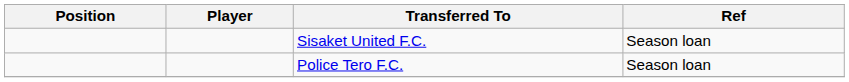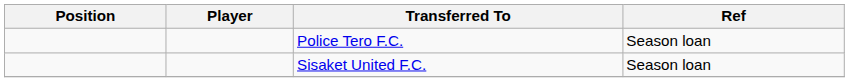rows swapped: (350, 64) <-> (362, 40)
